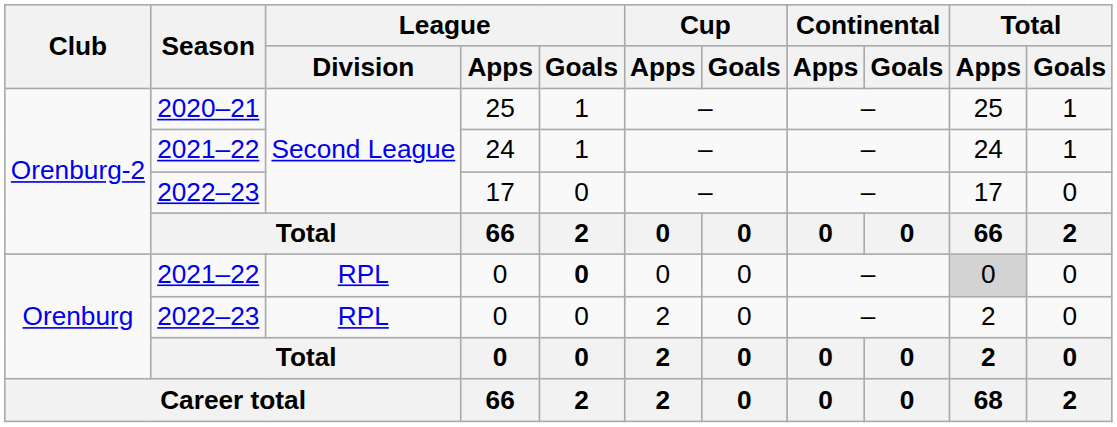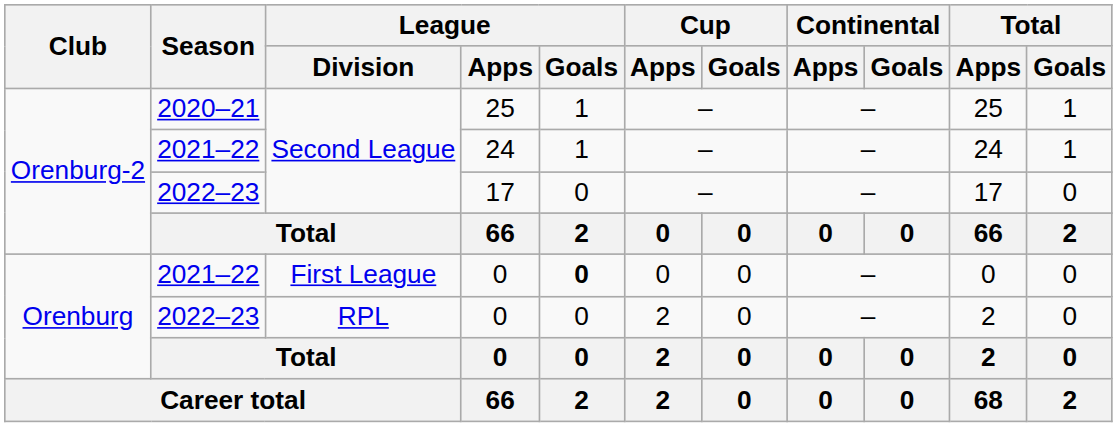(363, 274) RPL -> (363, 274) First League
(988, 274) lightgrey background -> (988, 274) no background
